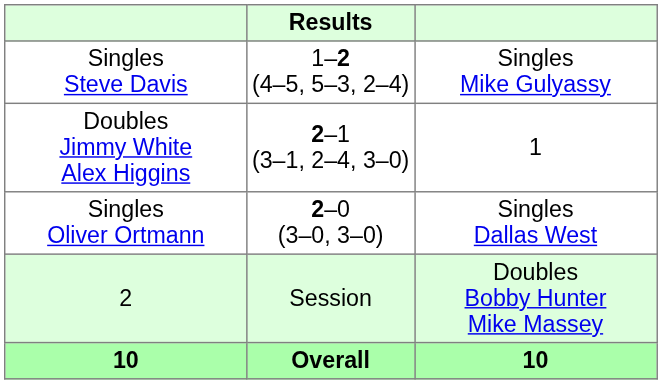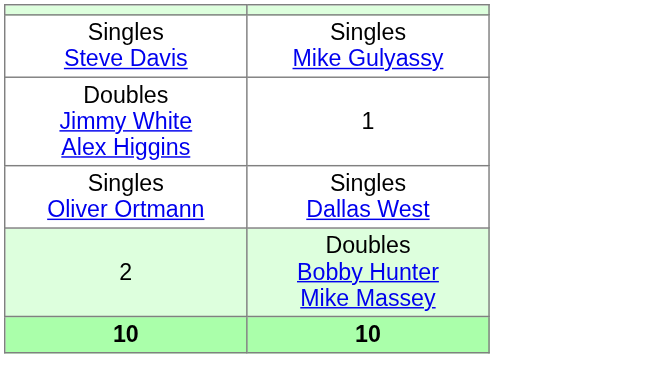- column: (331, 22)
